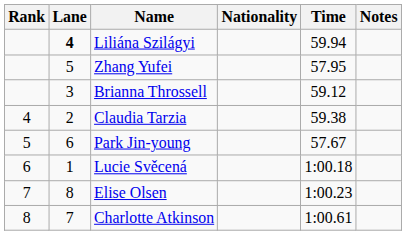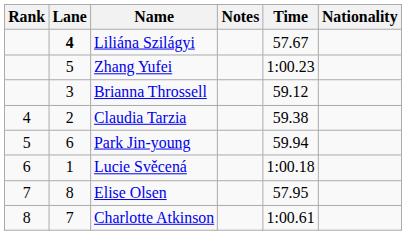columns swapped: (259, 17) <-> (379, 17)
(328, 42) 59.94 -> (291, 42) 57.67
(328, 67) 57.95 -> (291, 67) 1:00.23
(328, 142) 57.67 -> (291, 142) 59.94
(328, 192) 1:00.23 -> (291, 192) 57.95
